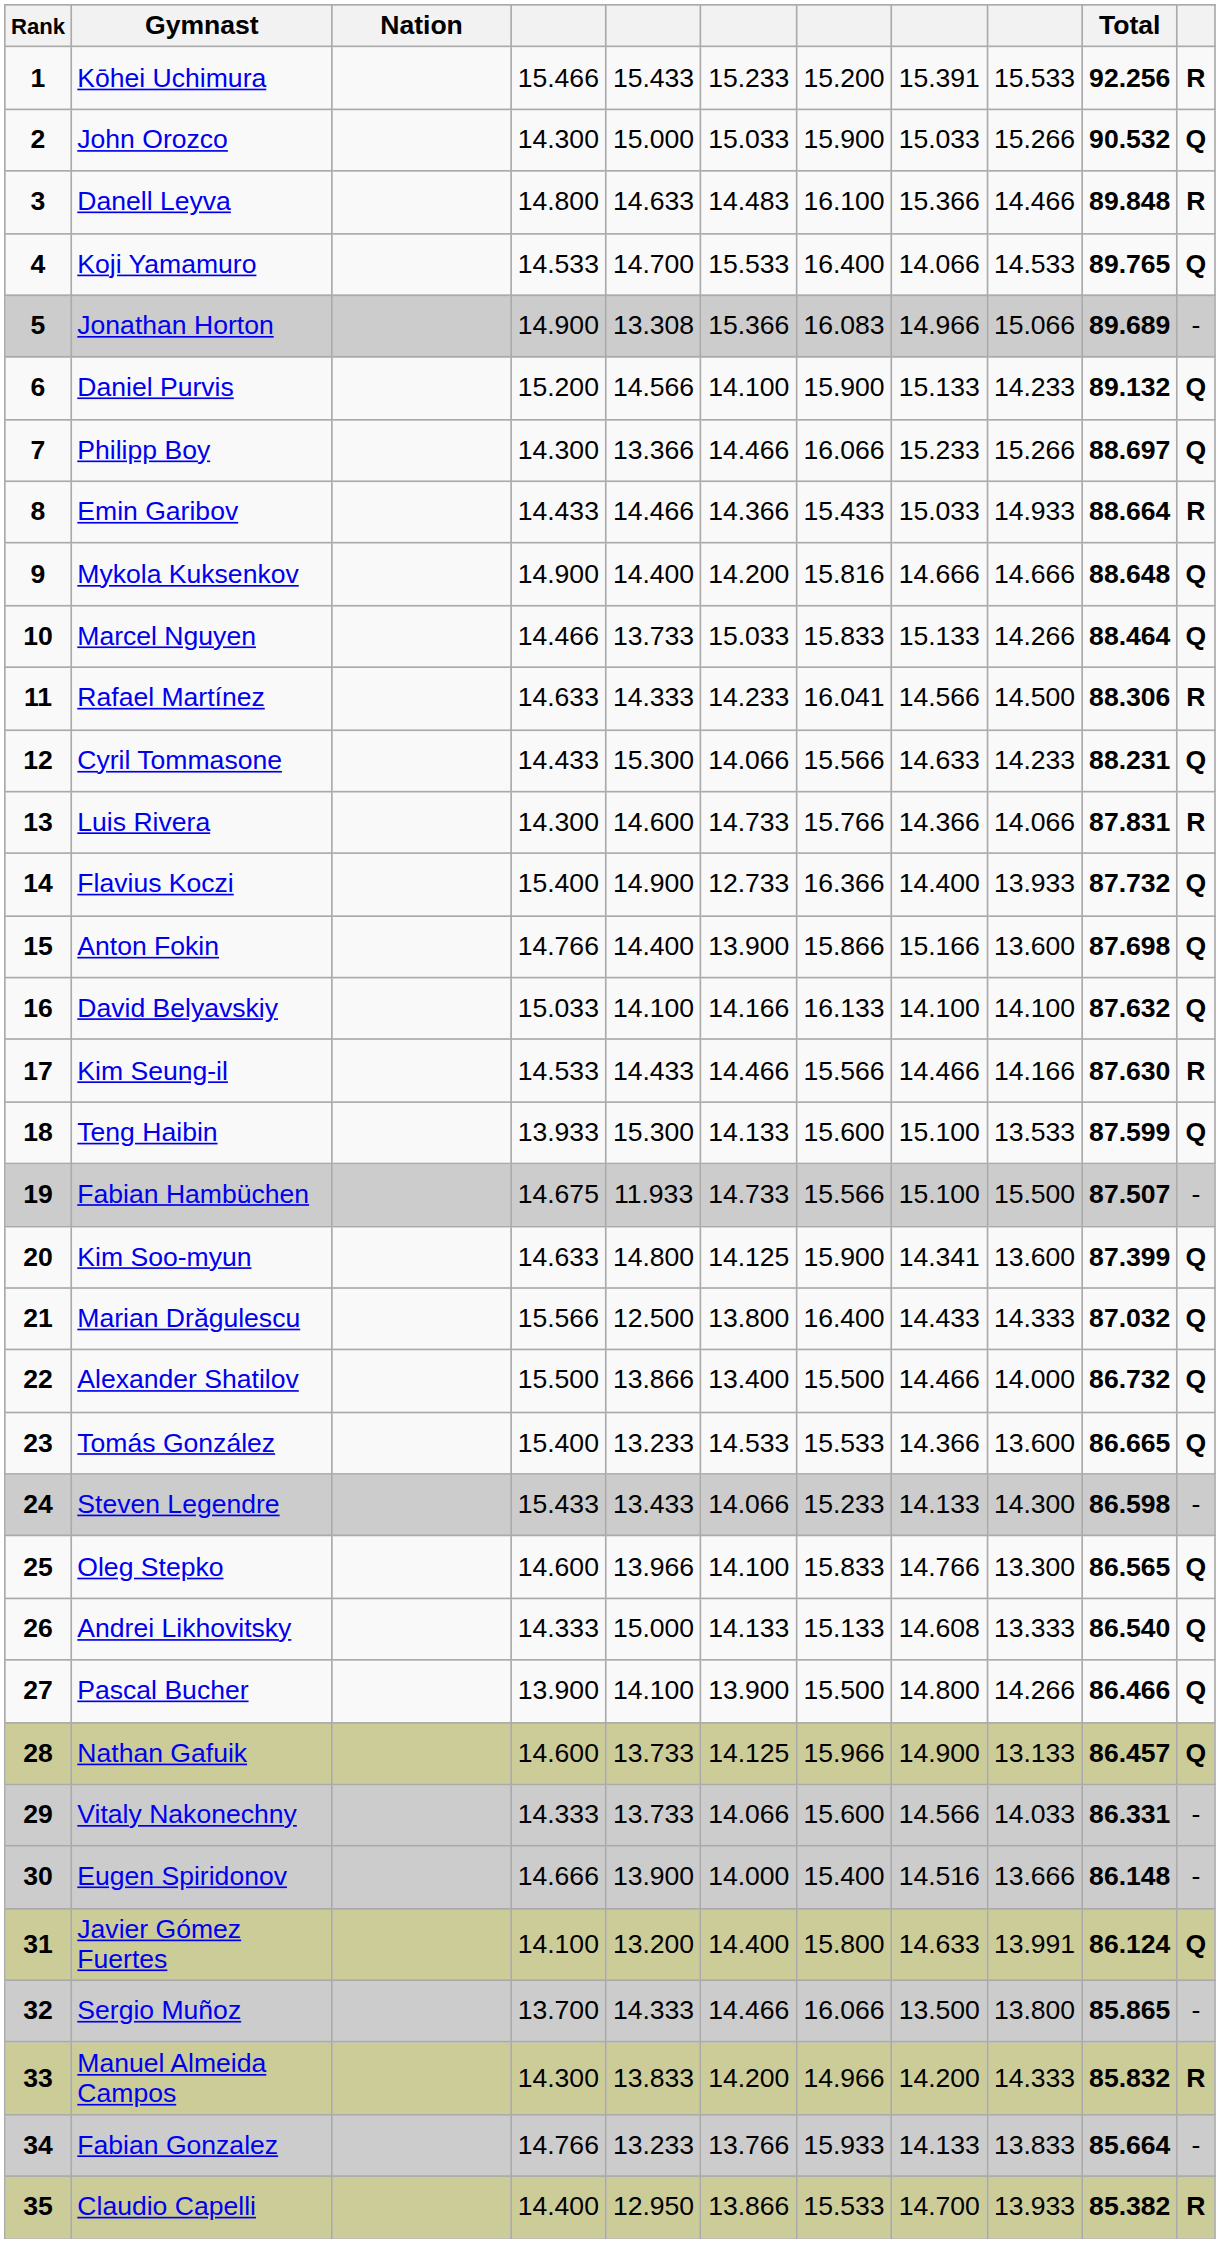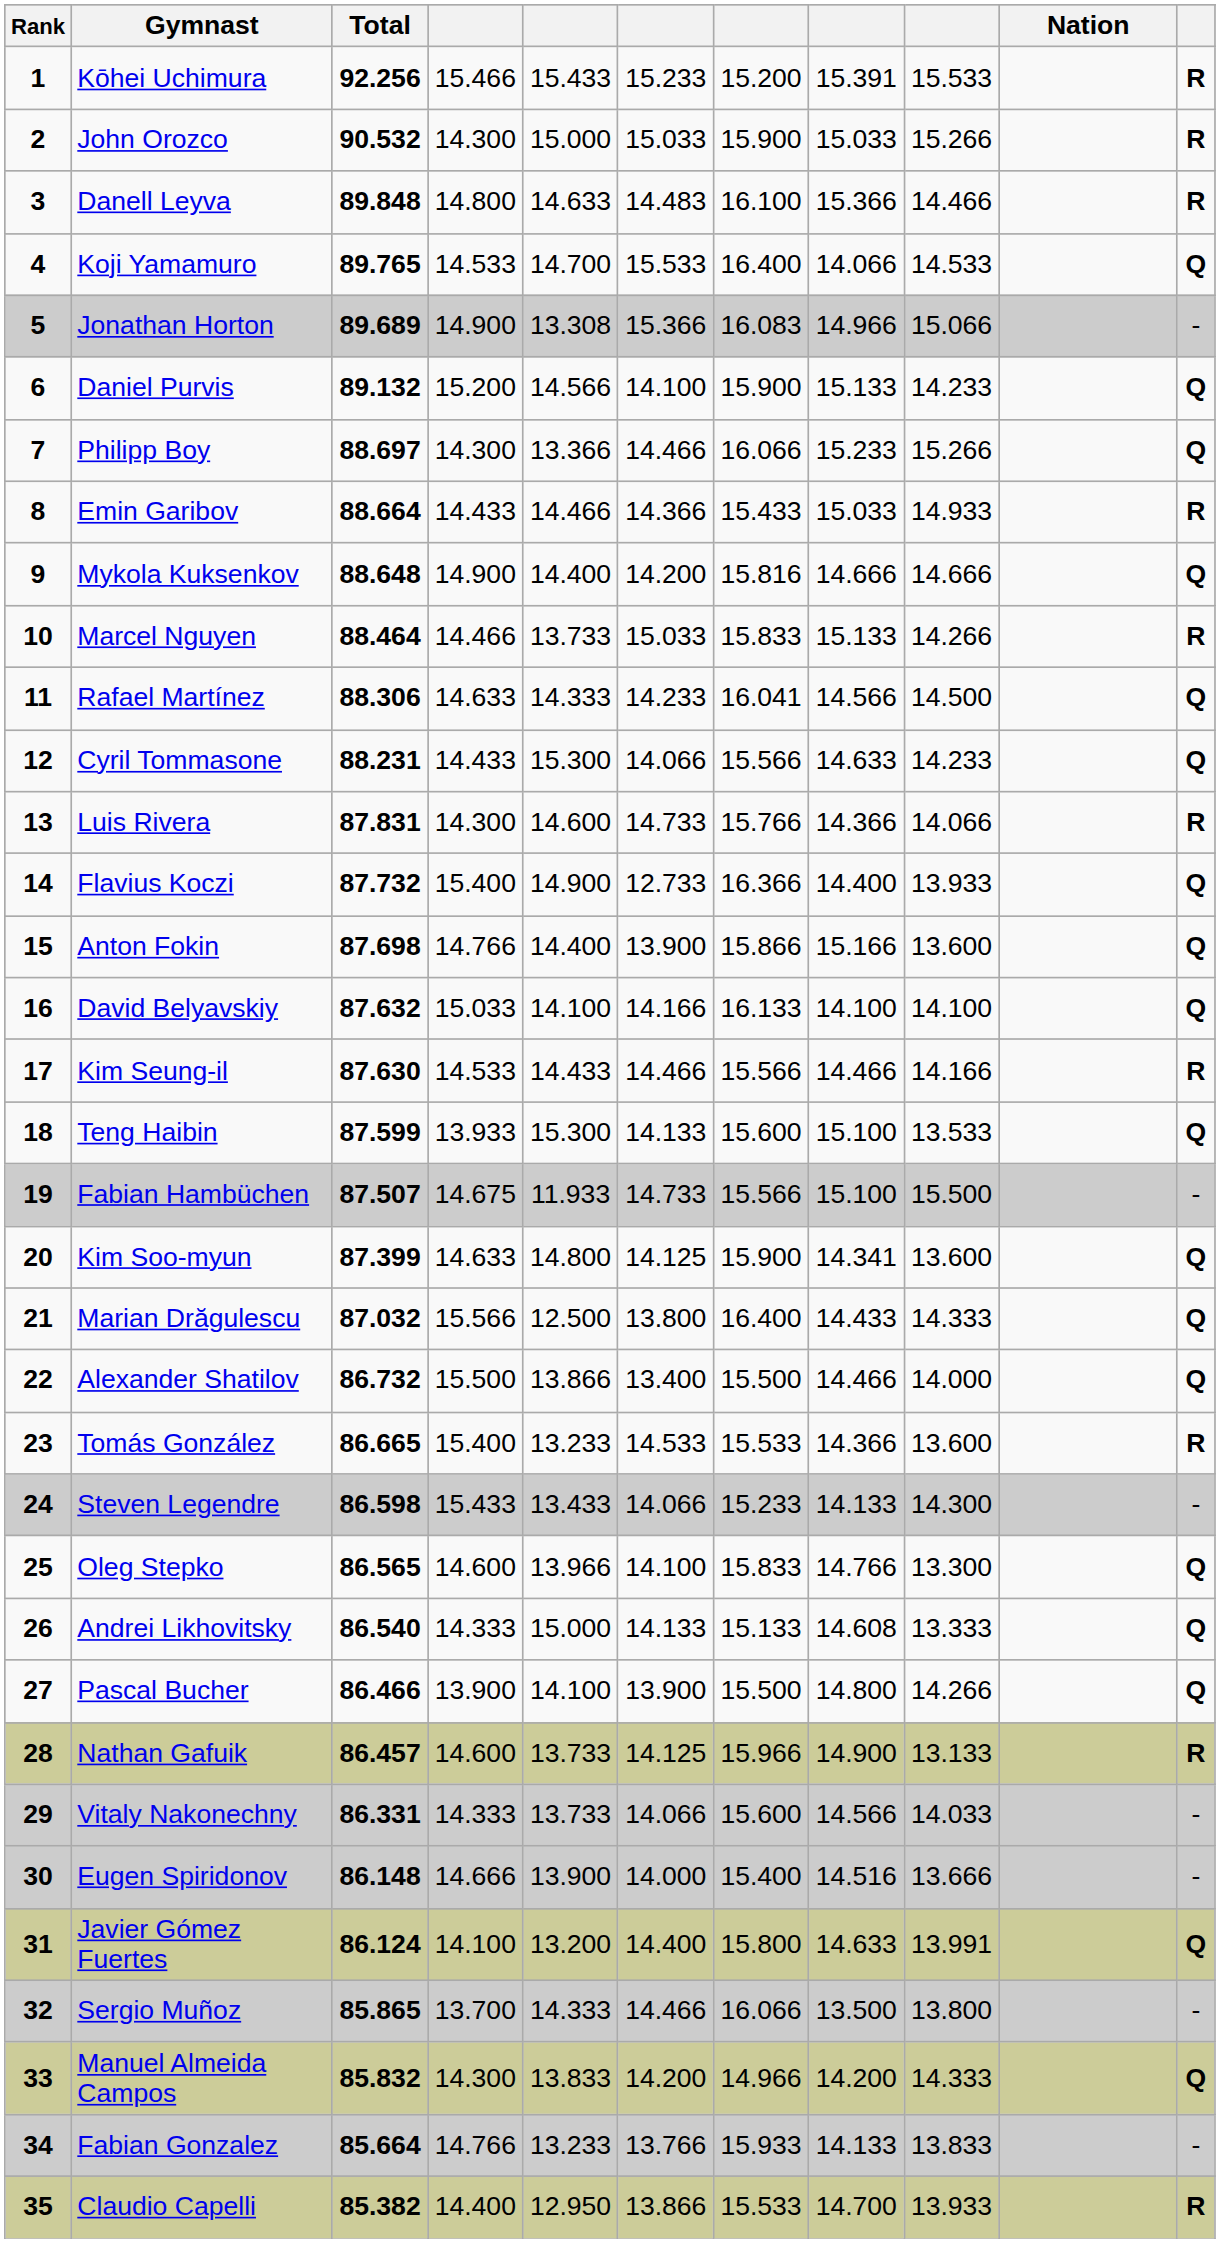columns swapped: (422, 25) <-> (1130, 25)
(1196, 139) Q -> (1196, 139) R
(1196, 636) Q -> (1196, 636) R
(1196, 698) R -> (1196, 698) Q
(1196, 1442) Q -> (1196, 1442) R
(1196, 1752) Q -> (1196, 1752) R
(1196, 2077) R -> (1196, 2077) Q
